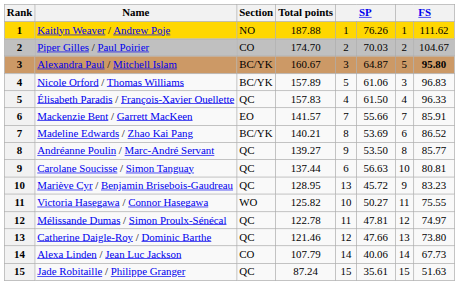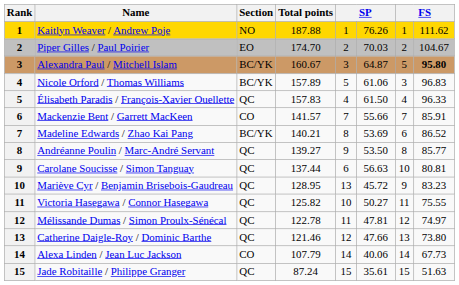(247, 47) CO -> (247, 47) EO
(247, 116) EO -> (247, 116) CO
(248, 202) WO -> (247, 202) QC
